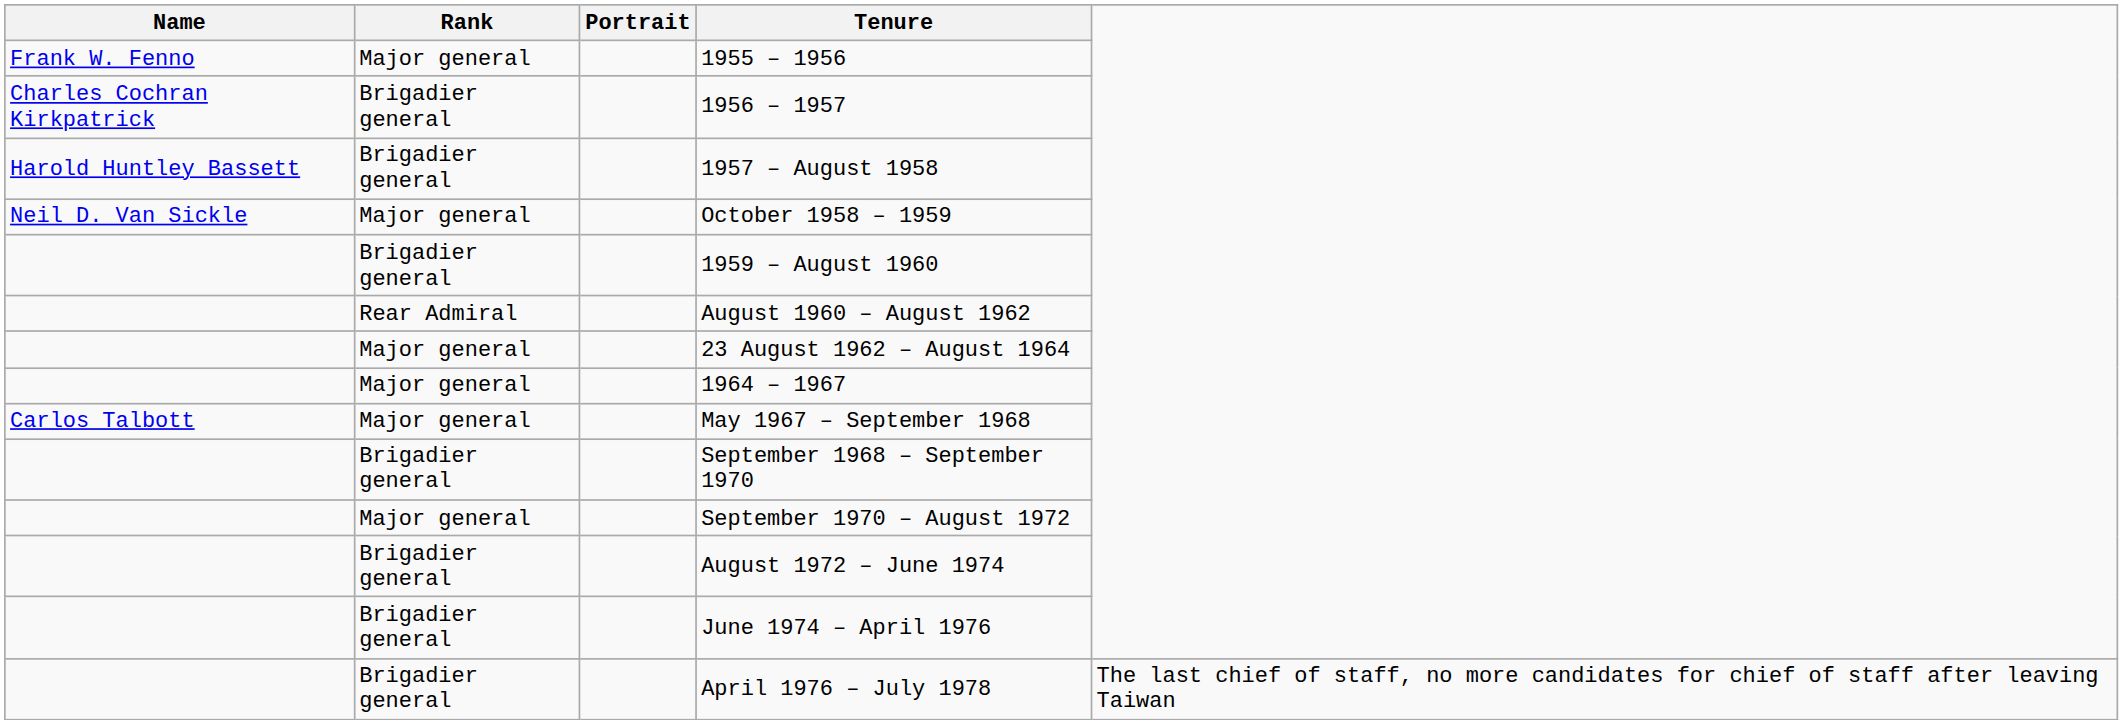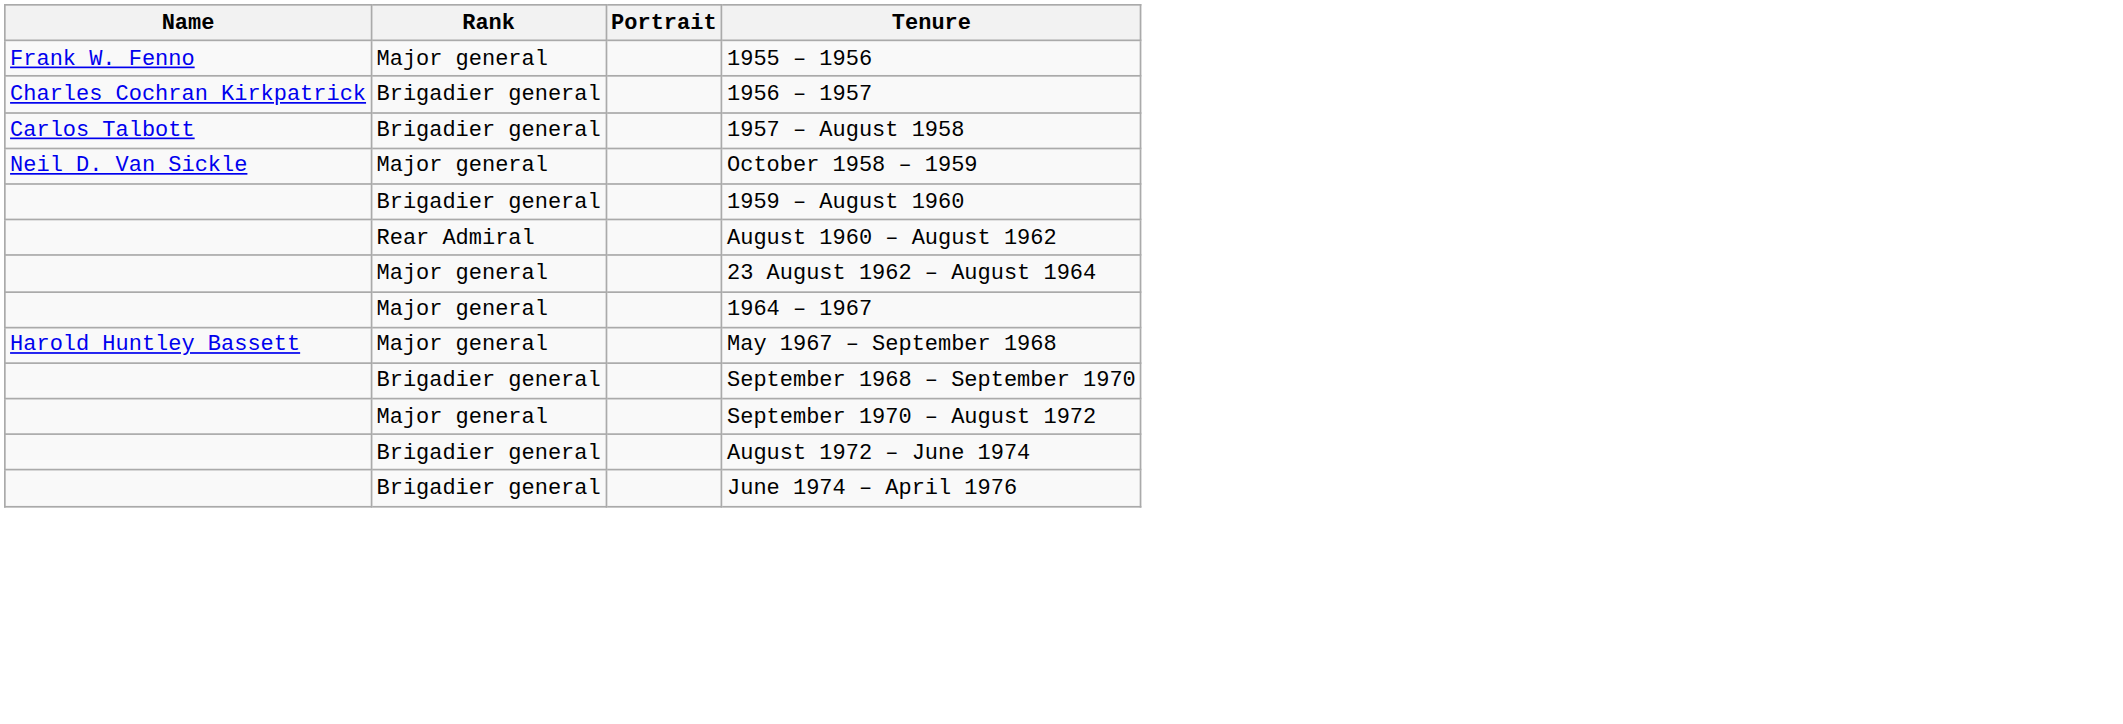(155, 168) Harold Huntley Bassett -> (102, 130) Carlos Talbott
(102, 421) Carlos Talbott -> (155, 345) Harold Huntley Bassett
- row: (846, 689)
